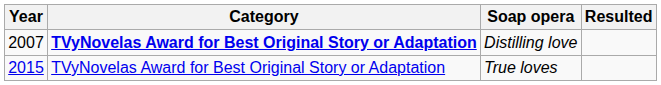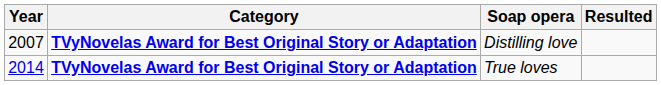(26, 67) 2015 -> (26, 67) 2014
(248, 67) normal -> (264, 67) bold
